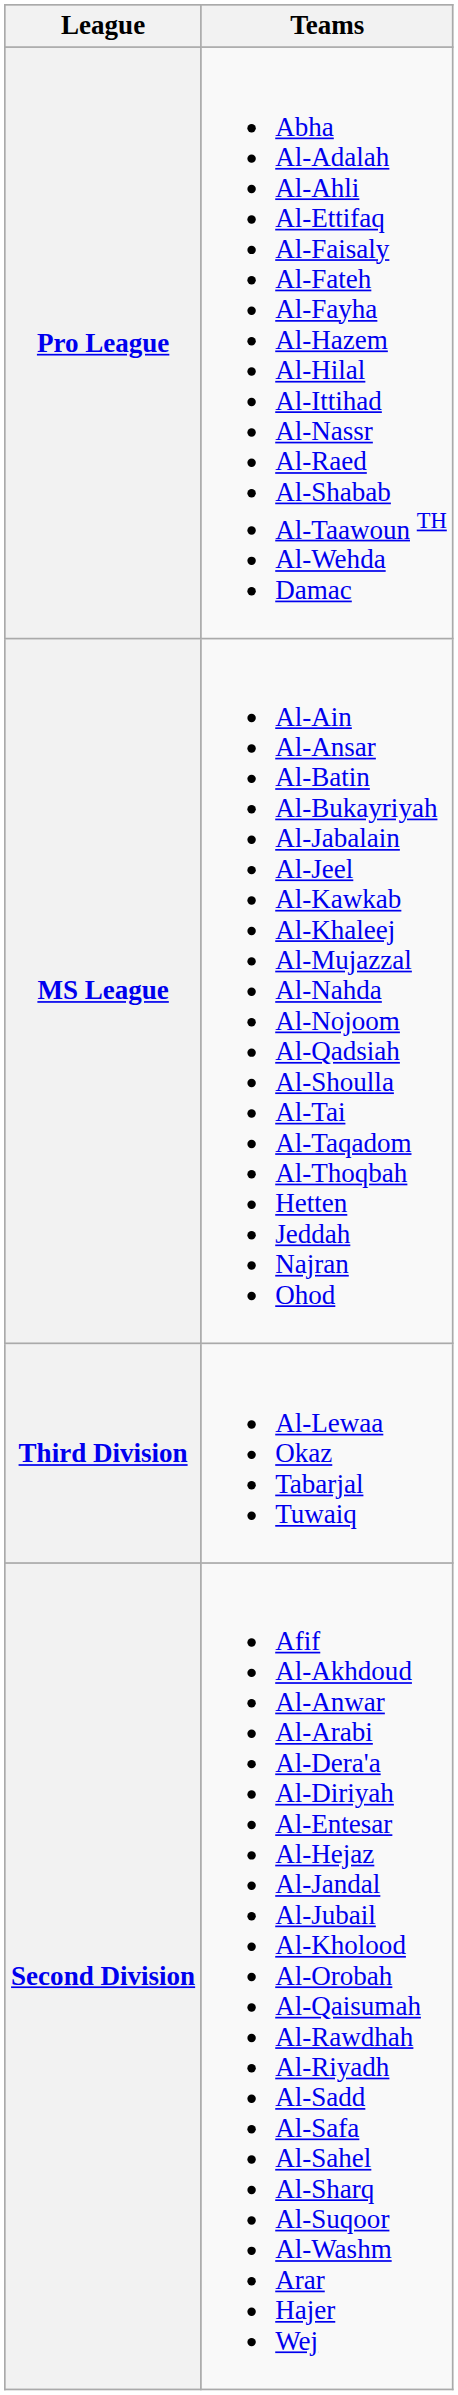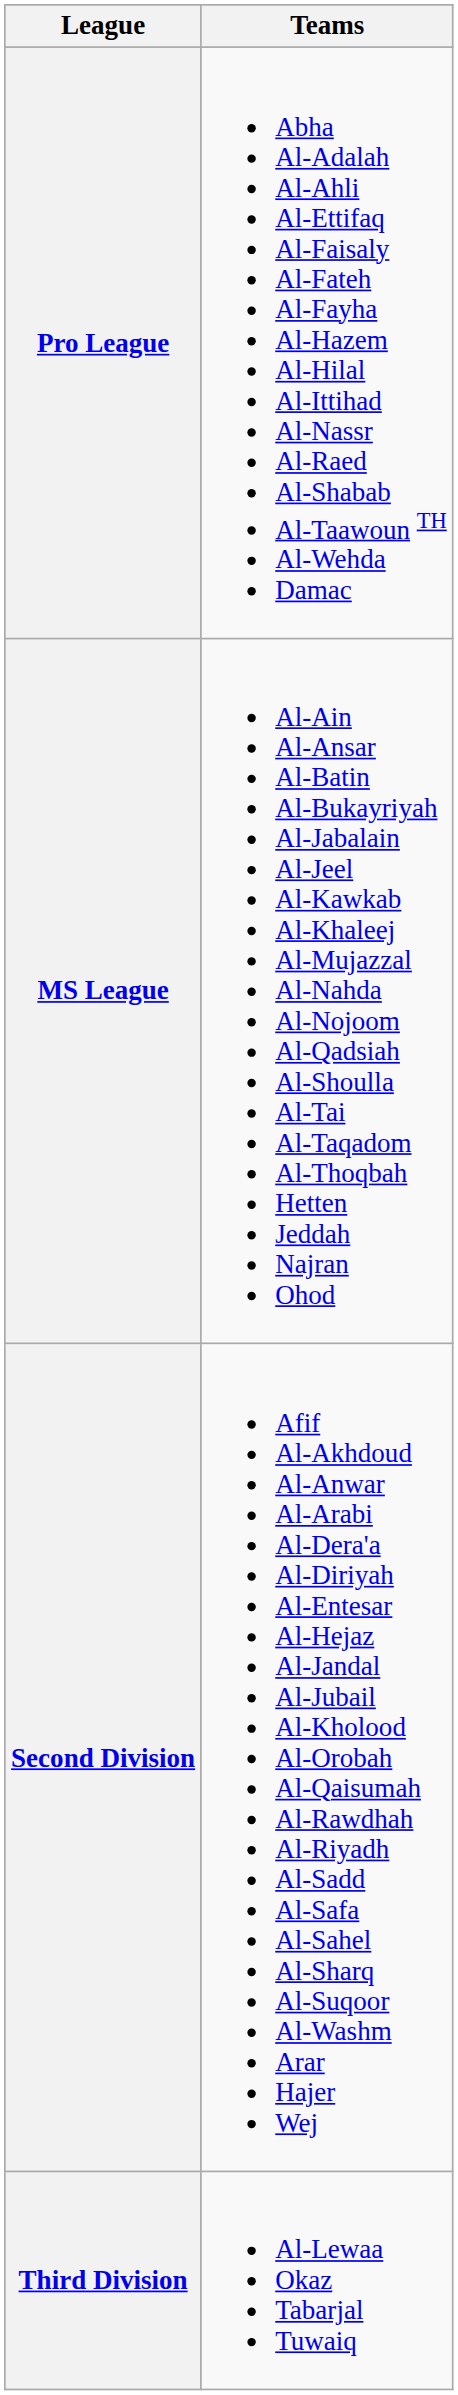rows swapped: (103, 1975) <-> (103, 1453)
